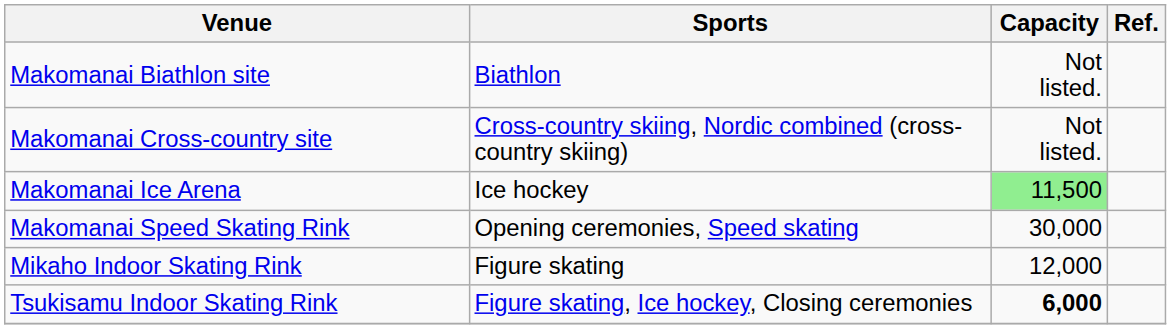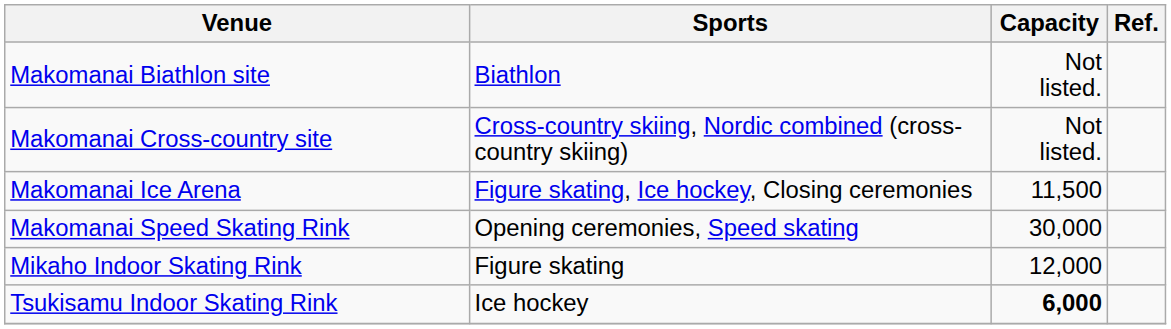(531, 190) Ice hockey -> (723, 190) Figure skating, Ice hockey, Closing ceremonies
(1066, 190) lightgreen background -> (1066, 190) no background
(723, 303) Figure skating, Ice hockey, Closing ceremonies -> (531, 303) Ice hockey
